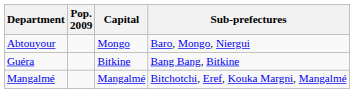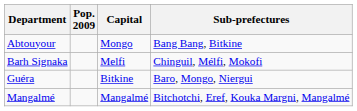(200, 43) Baro, Mongo, Niergui -> (198, 43) Bang Bang, Bitkine
+ row: (37, 61)
(195, 61) Bang Bang, Bitkine -> (203, 79) Baro, Mongo, Niergui
